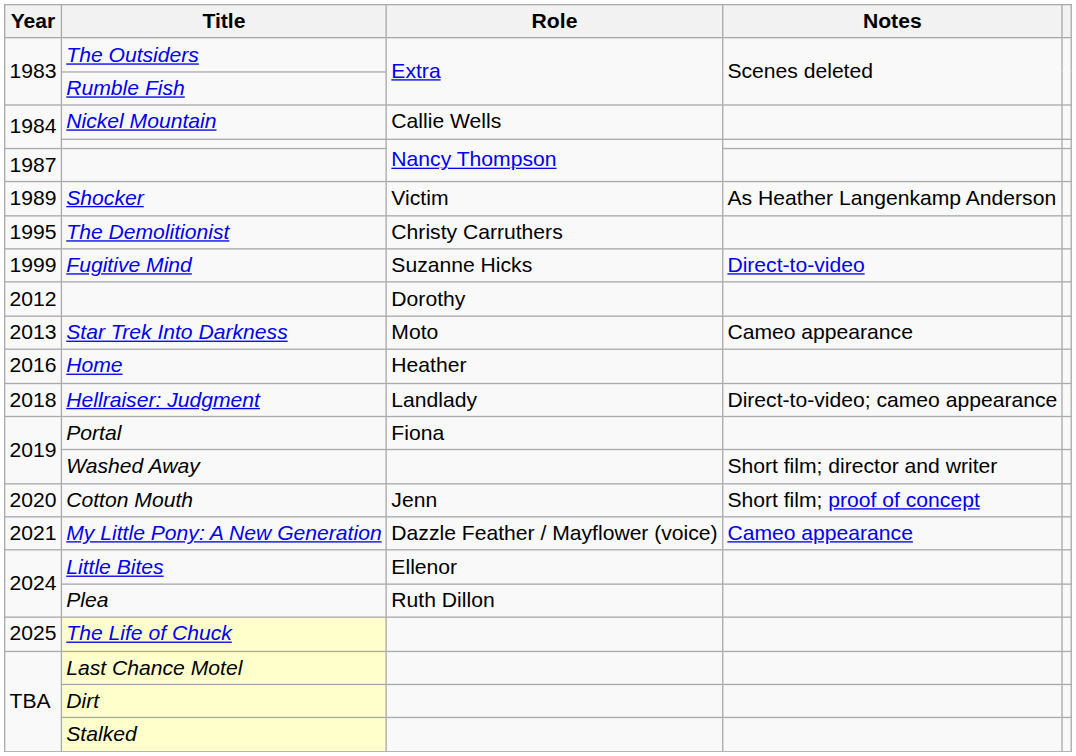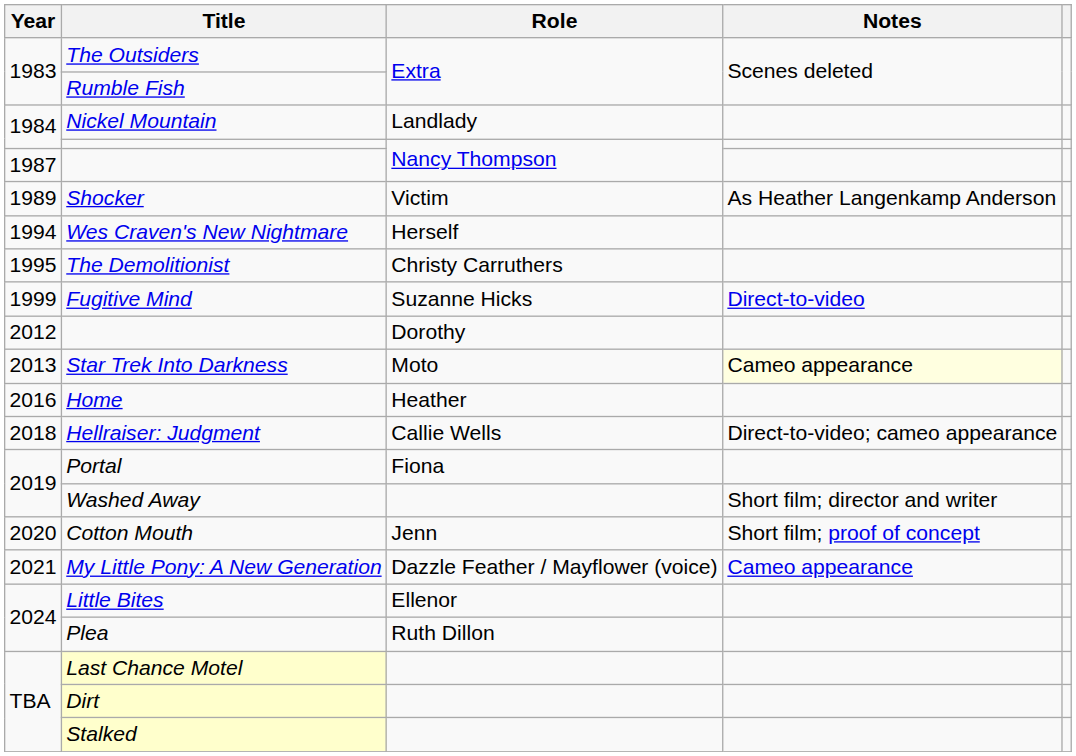(446, 121) Callie Wells -> (434, 121) Landlady
+ row: (33, 231)
(820, 332) no background -> (820, 365) lightyellow background
(434, 399) Landlady -> (446, 432) Callie Wells
- row: (33, 633)
